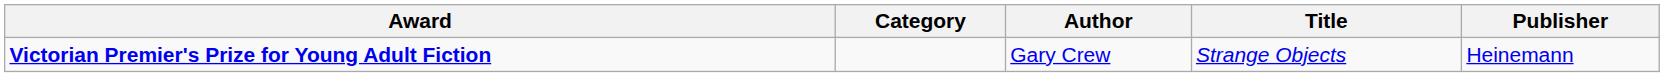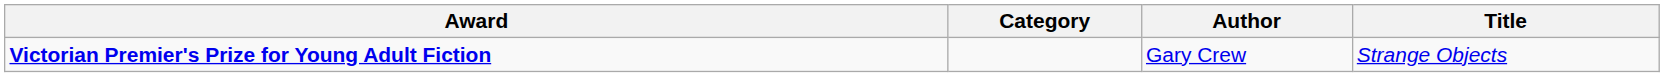- column: (1560, 21)
